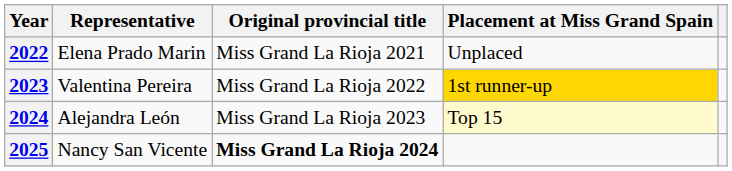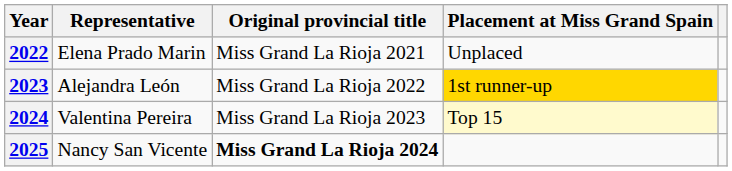(125, 85) Valentina Pereira -> (119, 85) Alejandra León
(119, 117) Alejandra León -> (125, 117) Valentina Pereira
